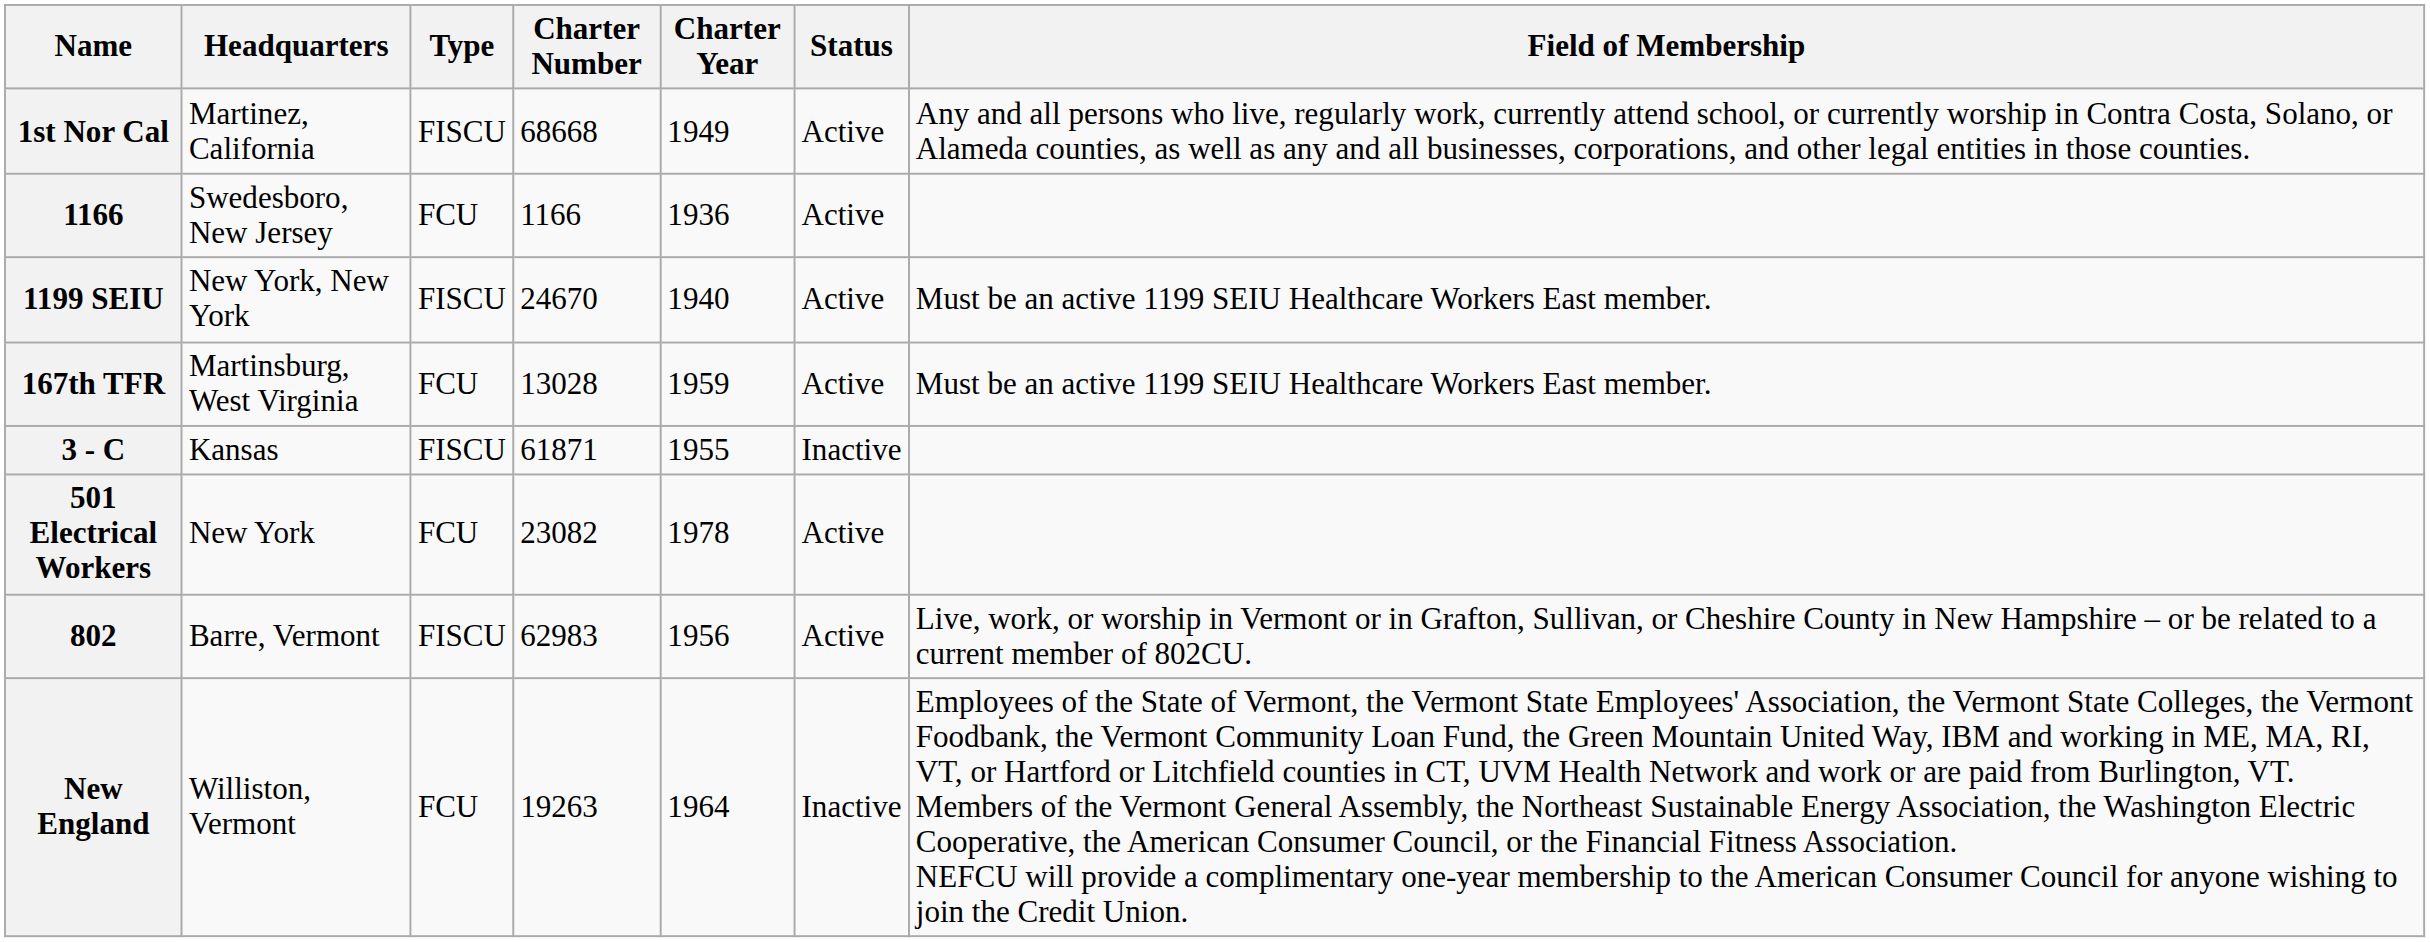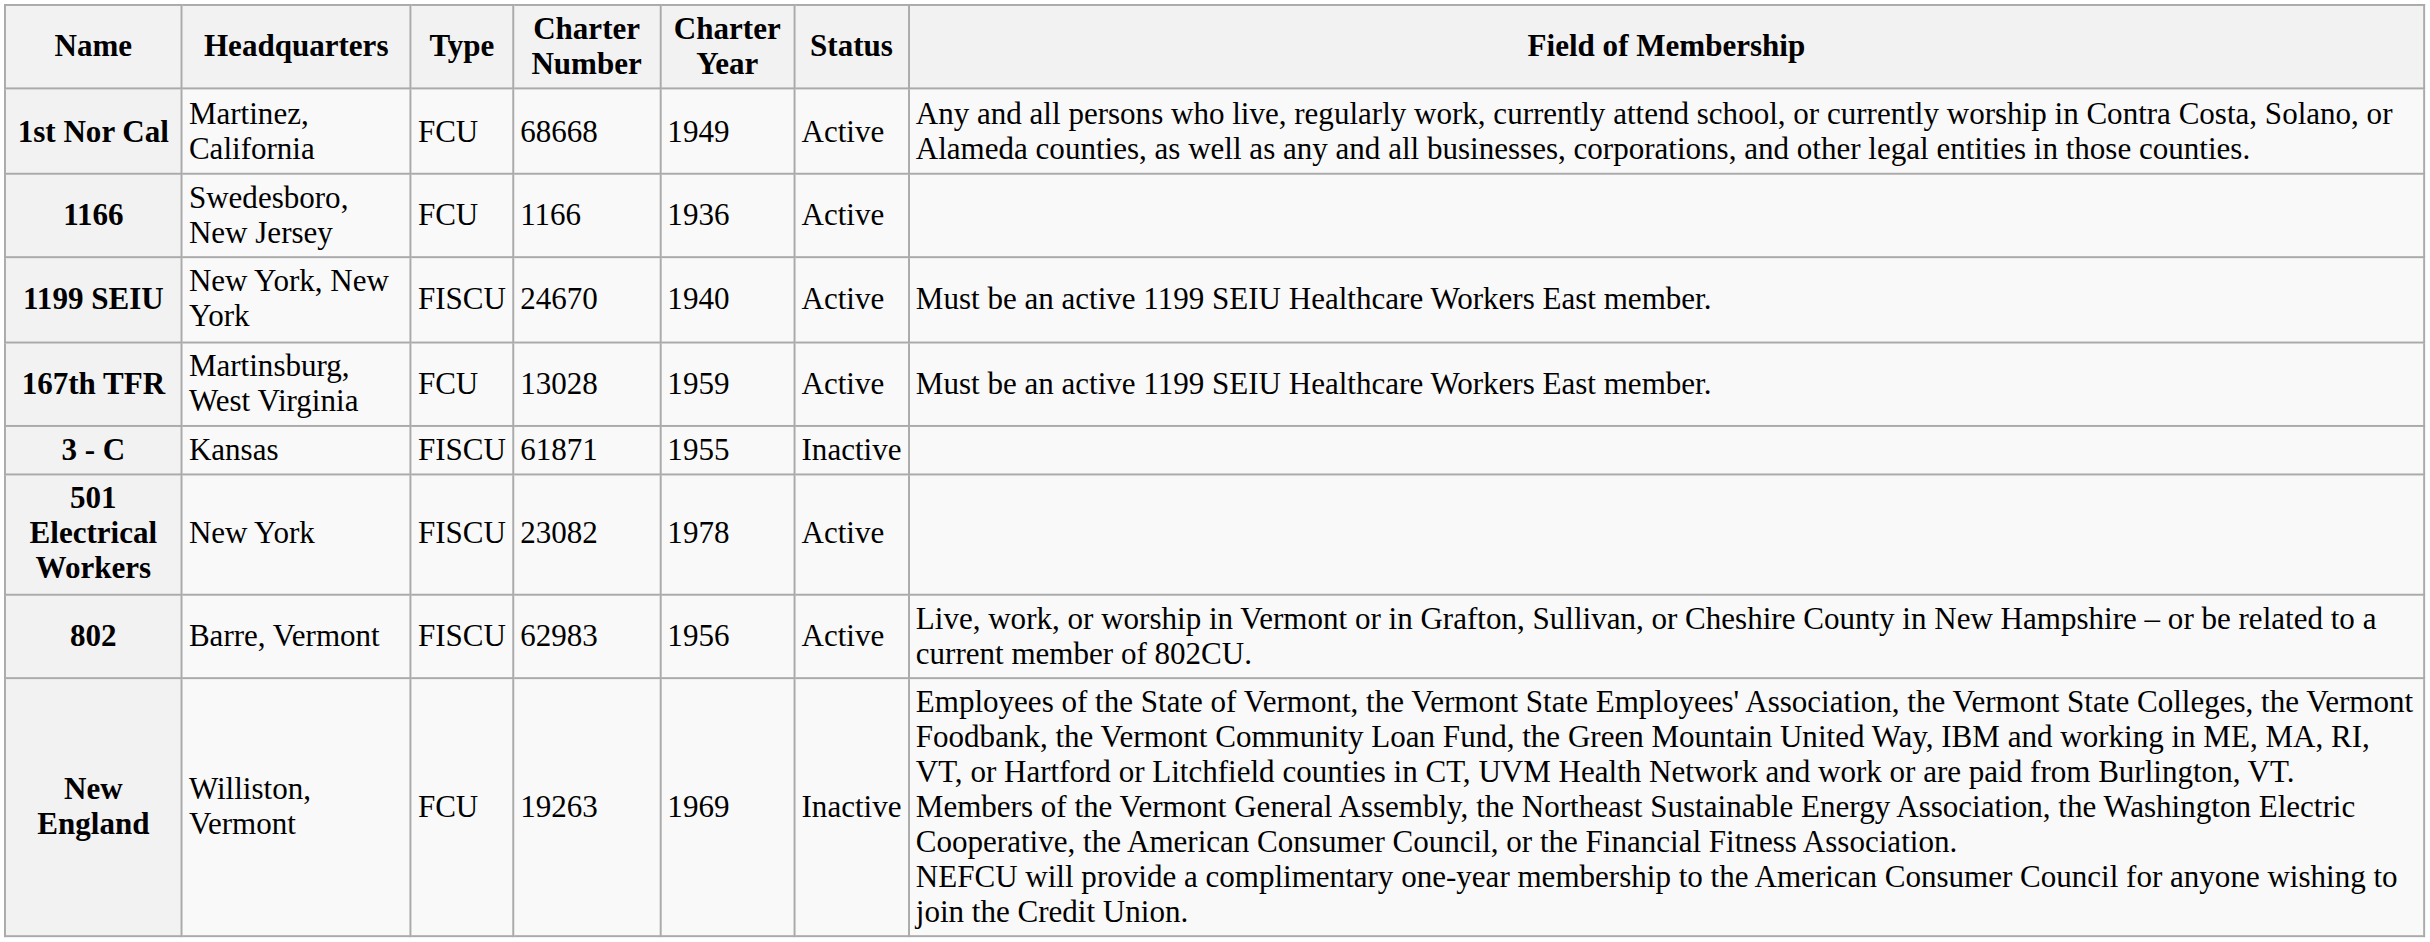(462, 130) FISCU -> (448, 130) FCU
(448, 533) FCU -> (462, 533) FISCU
(698, 807) 1964 -> (698, 807) 1969
